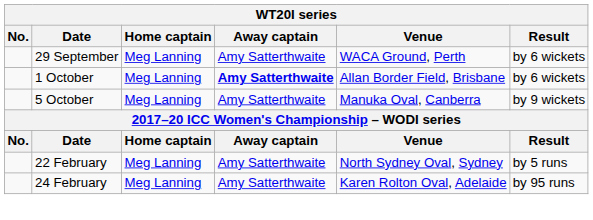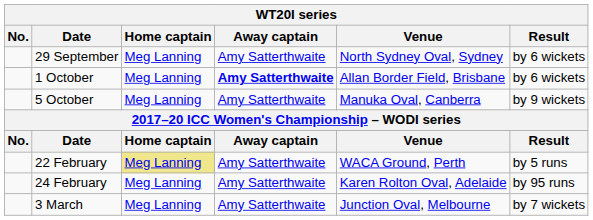(403, 57) WACA Ground, Perth -> (421, 57) North Sydney Oval, Sydney
(163, 162) no background -> (163, 162) khaki background
(421, 162) North Sydney Oval, Sydney -> (403, 162) WACA Ground, Perth
+ row: (59, 204)
